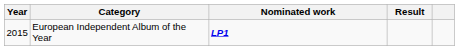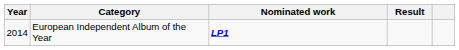(17, 32) 2015 -> (17, 32) 2014
